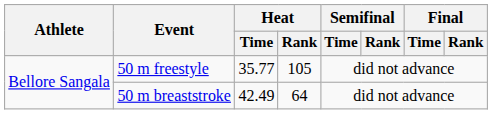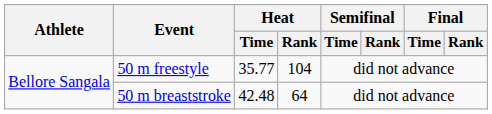(299, 69) 105 -> (299, 69) 104
(256, 95) 42.49 -> (256, 95) 42.48
